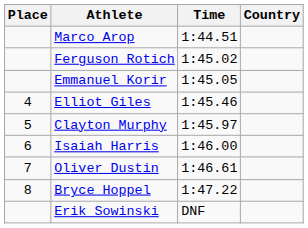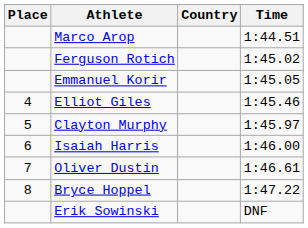columns swapped: (272, 15) <-> (209, 15)
